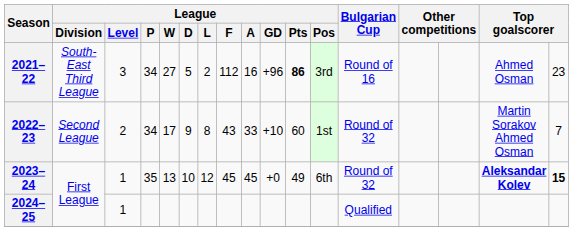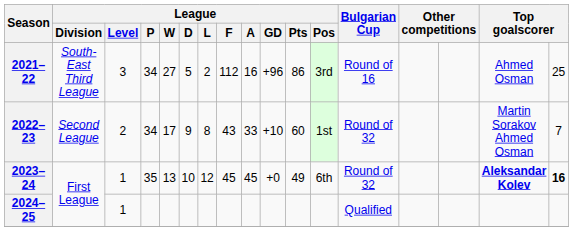(298, 72) bold -> (298, 72) normal
(559, 72) 23 -> (559, 72) 25
(559, 177) 15 -> (559, 177) 16
